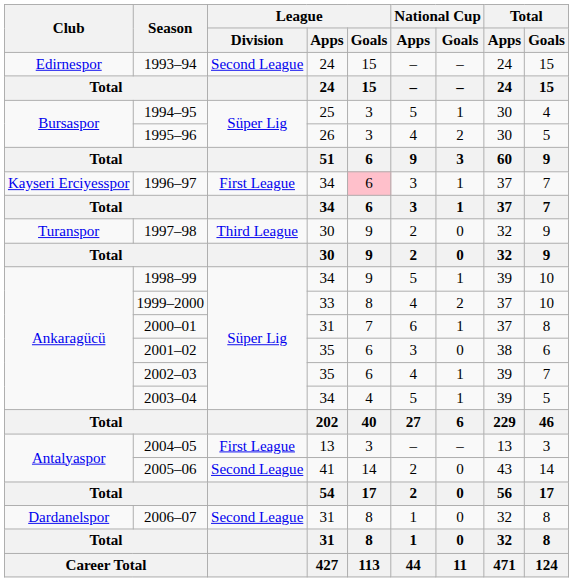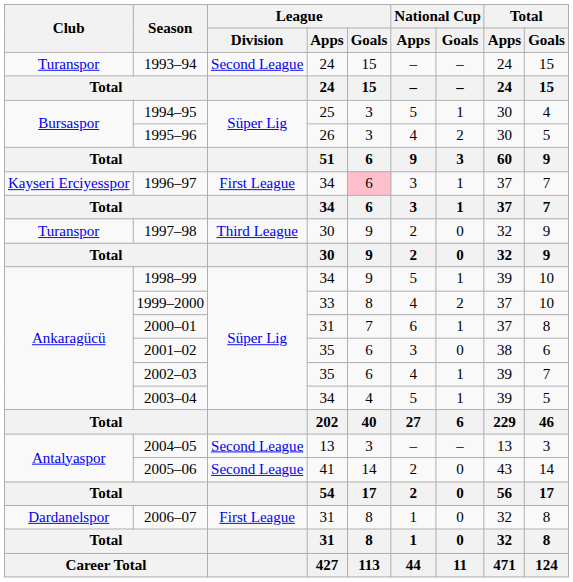(69, 64) Edirnespor -> (69, 64) Turanspor
(257, 445) First League -> (257, 445) Second League
(257, 517) Second League -> (257, 517) First League
